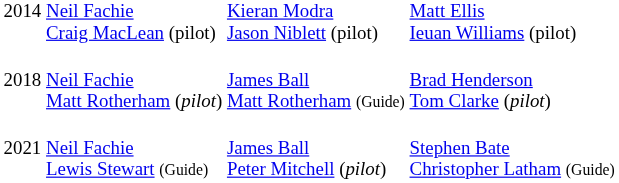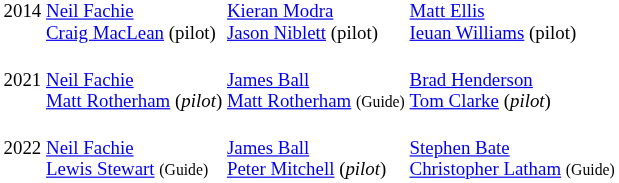(22, 79) 2018 -> (22, 79) 2021
(22, 148) 2021 -> (22, 148) 2022
